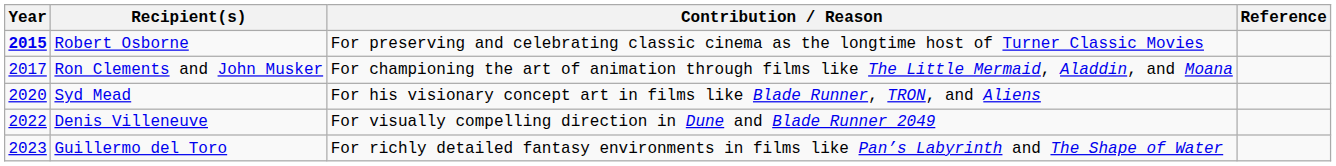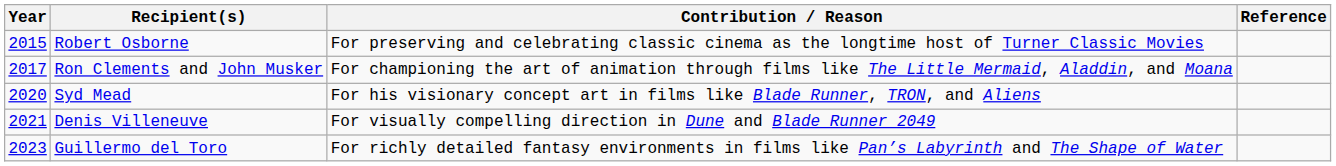(28, 44) bold -> (28, 44) normal
(28, 122) 2022 -> (28, 122) 2021
